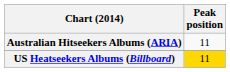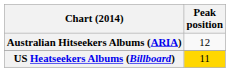(205, 42) 11 -> (205, 42) 12
